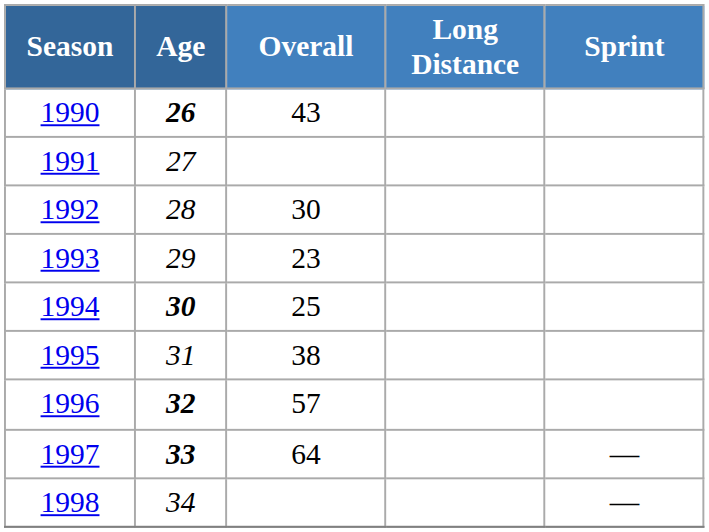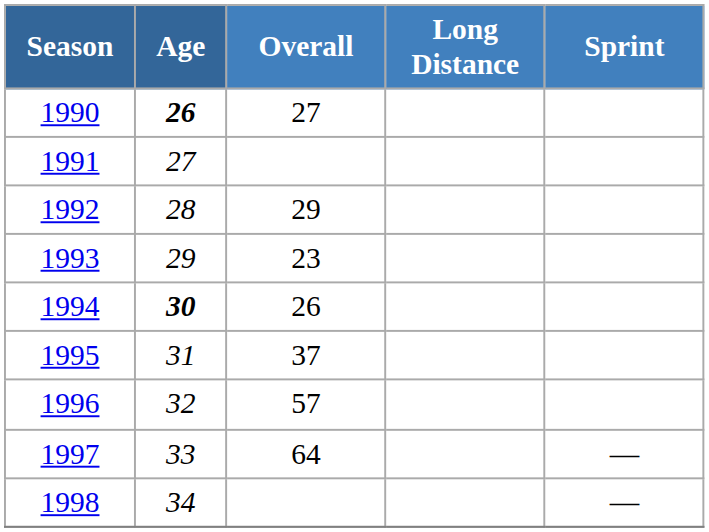(306, 112) 43 -> (306, 112) 27
(306, 209) 30 -> (306, 209) 29
(306, 307) 25 -> (306, 307) 26
(306, 355) 38 -> (306, 355) 37
(181, 404) bold -> (181, 404) normal
(181, 452) bold -> (181, 452) normal
